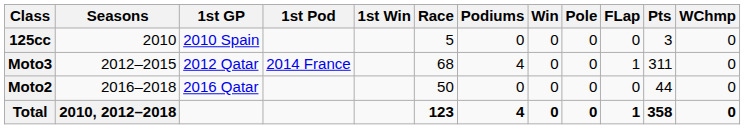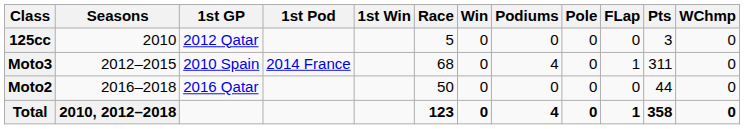columns swapped: (545, 16) <-> (493, 16)
(221, 40) 2010 Spain -> (221, 40) 2012 Qatar
(221, 64) 2012 Qatar -> (221, 64) 2010 Spain
